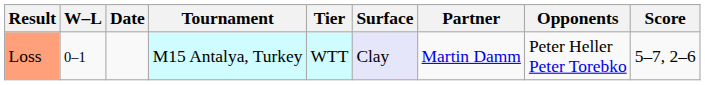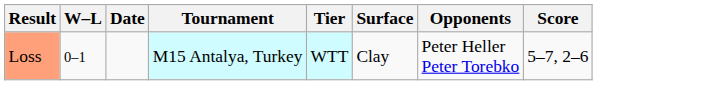- column: (471, 18)
(373, 55) lavender background -> (373, 55) no background
